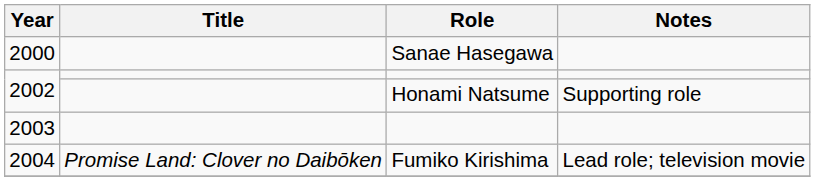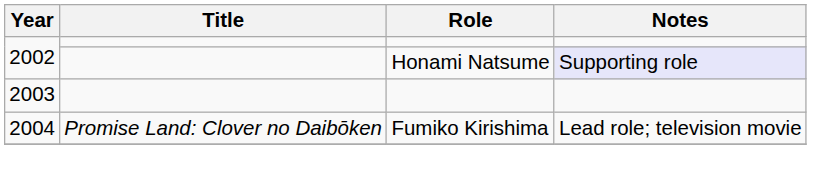- row: (32, 53)
(632, 95) no background -> (629, 62) lavender background
